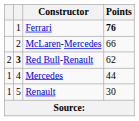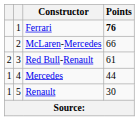(18, 59) bold -> (18, 59) normal
(111, 59) 62 -> (111, 59) 61
